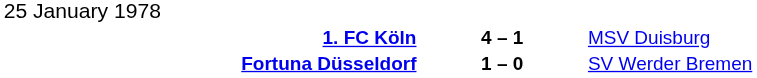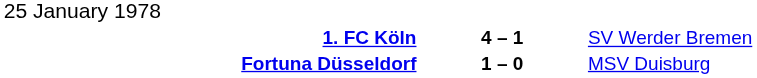(649, 38) MSV Duisburg -> (670, 38) SV Werder Bremen
(670, 63) SV Werder Bremen -> (649, 63) MSV Duisburg
